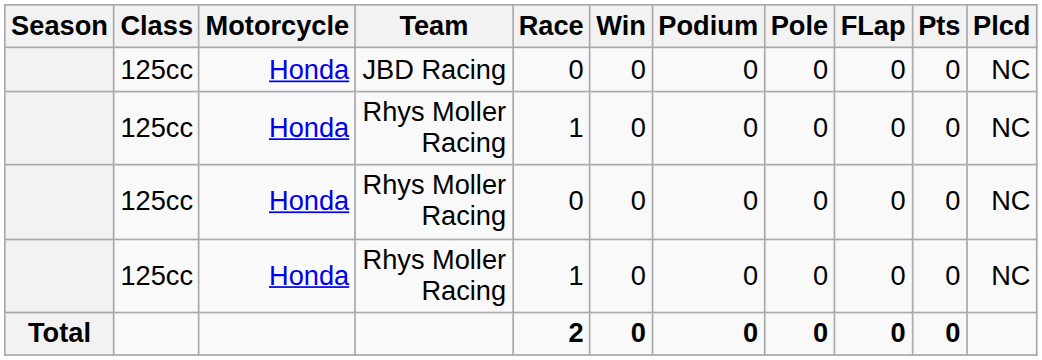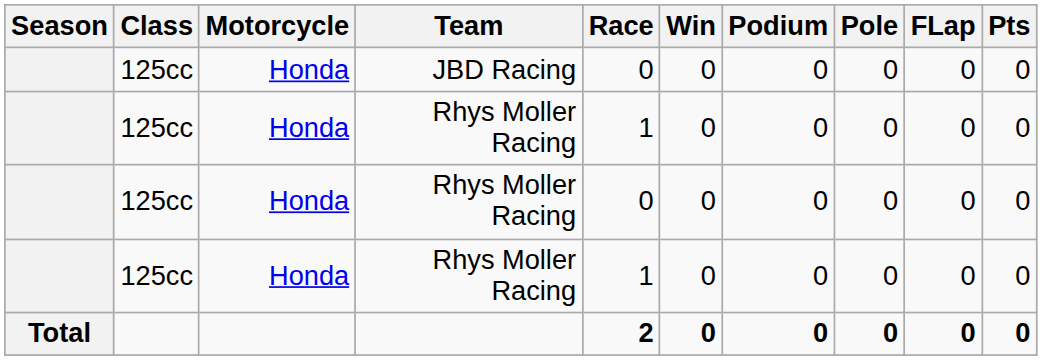- column: (1002, 26)
